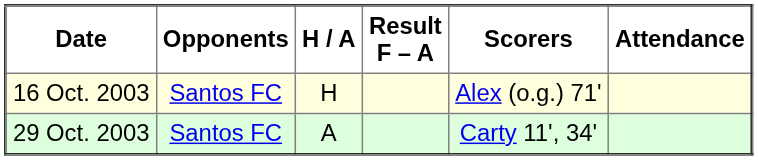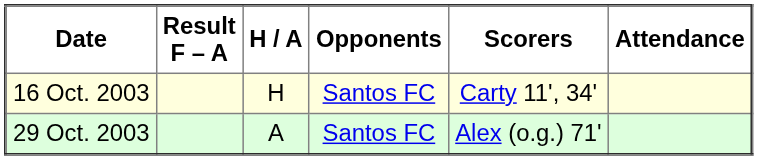columns swapped: (226, 39) <-> (405, 39)
(528, 93) Alex (o.g.) 71' -> (528, 93) Carty 11', 34'
(528, 133) Carty 11', 34' -> (528, 133) Alex (o.g.) 71'
